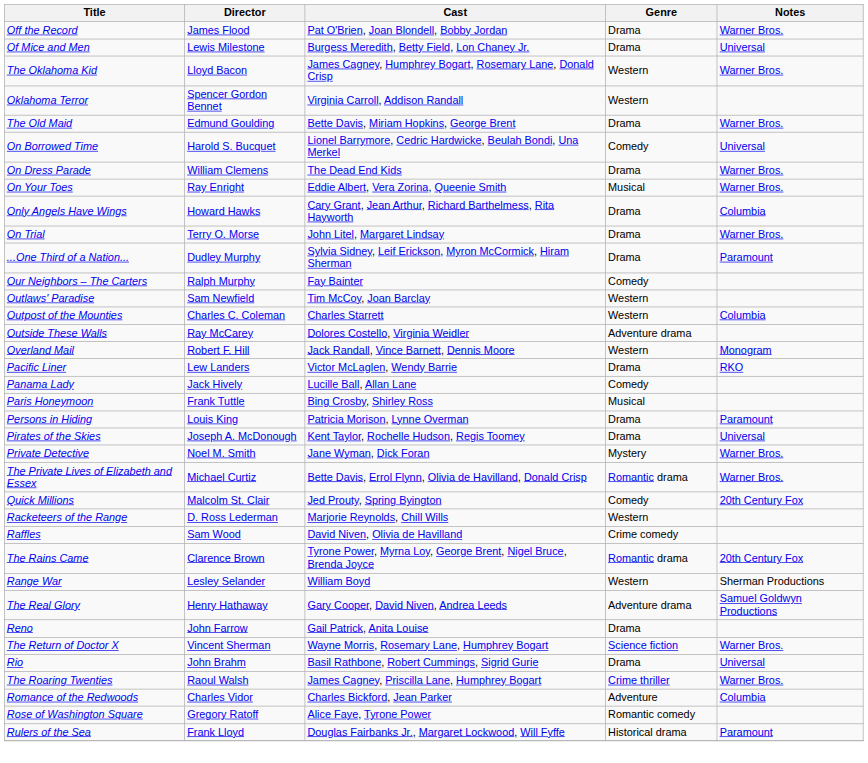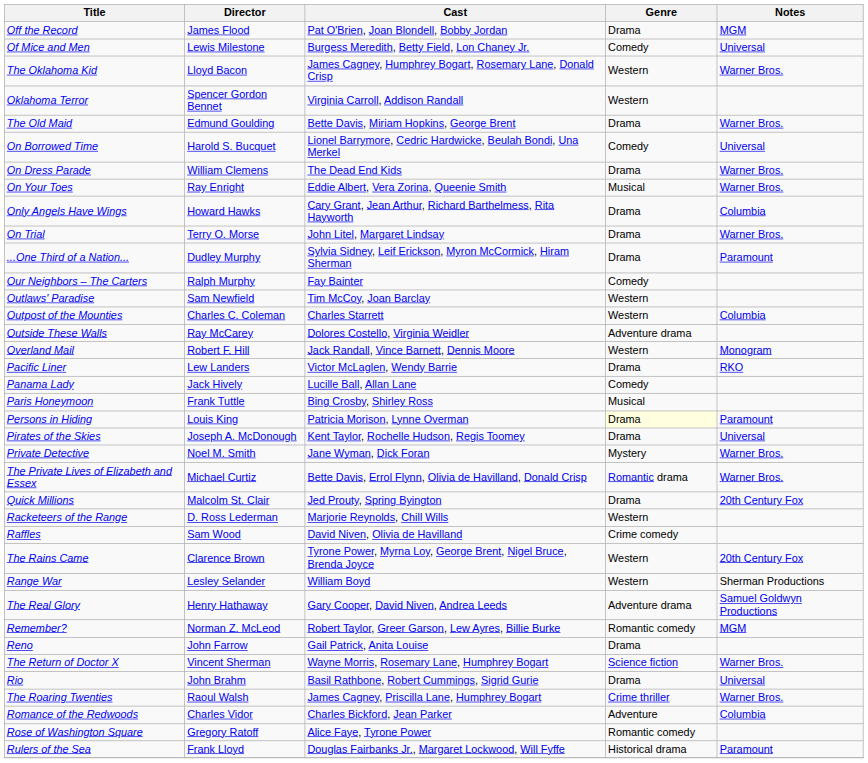(752, 30) Warner Bros. -> (733, 30) MGM
(624, 47) Drama -> (628, 47) Comedy
(624, 419) no background -> (624, 419) lightyellow background
(628, 500) Comedy -> (624, 500) Drama
(648, 558) Romantic drama -> (628, 558) Western
+ row: (37, 628)
